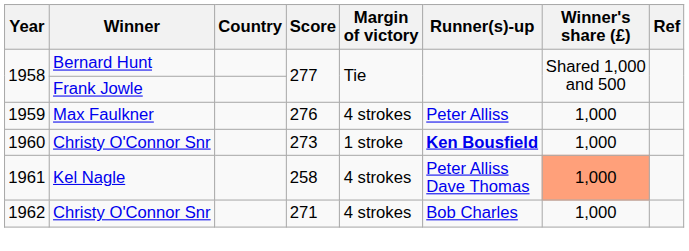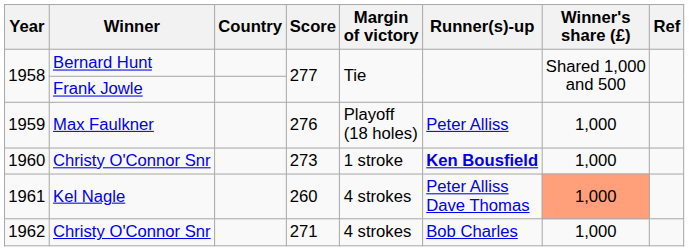(377, 115) 4 strokes -> (381, 124) Playoff (18 holes)
(304, 177) 258 -> (304, 196) 260
